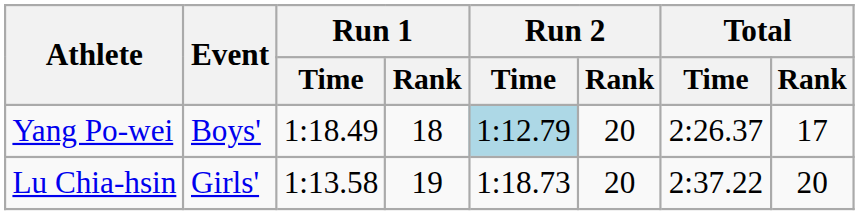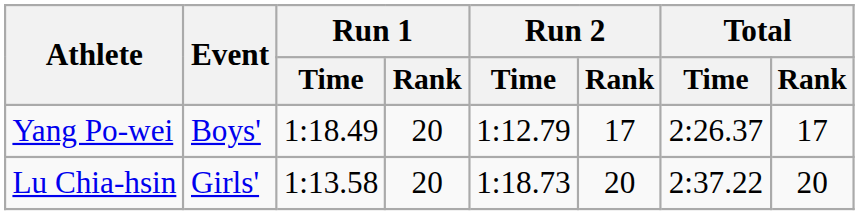(427, 130) 18 -> (427, 130) 20
(523, 130) lightblue background -> (523, 130) no background
(620, 130) 20 -> (620, 130) 17
(427, 182) 19 -> (427, 182) 20
